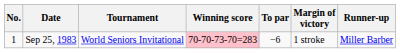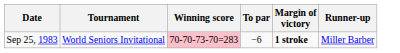- column: (14, 18)
(309, 40) normal -> (291, 40) bold
